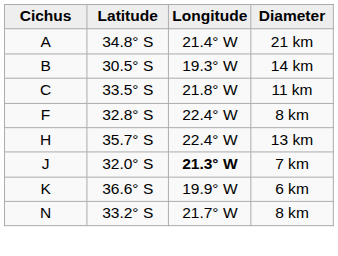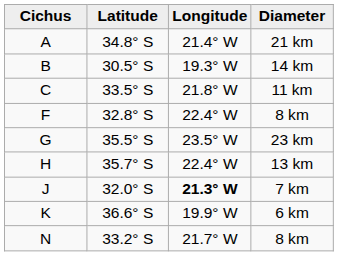+ row: (46, 139)
